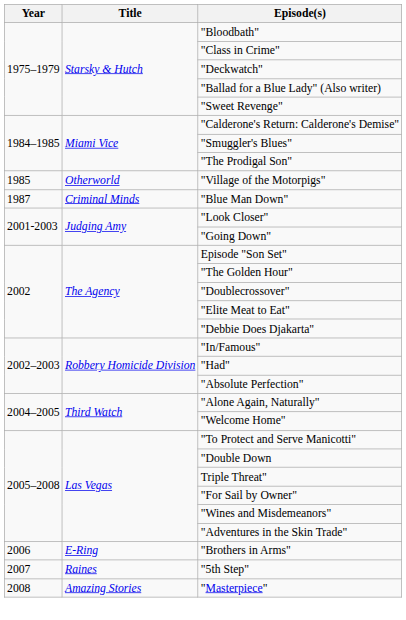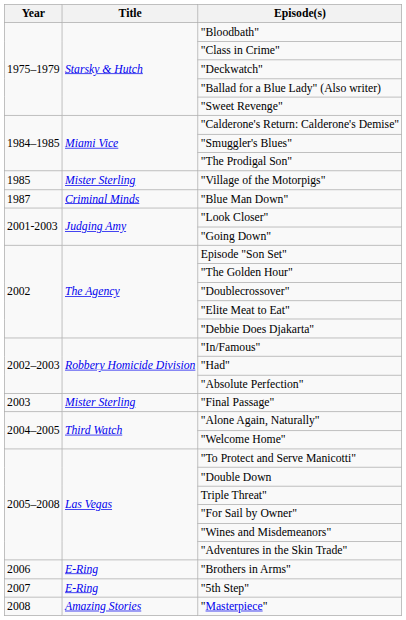(92, 180) Otherworld -> (100, 180) Mister Sterling
+ row: (238, 402)
(81, 569) Raines -> (82, 587) E-Ring
